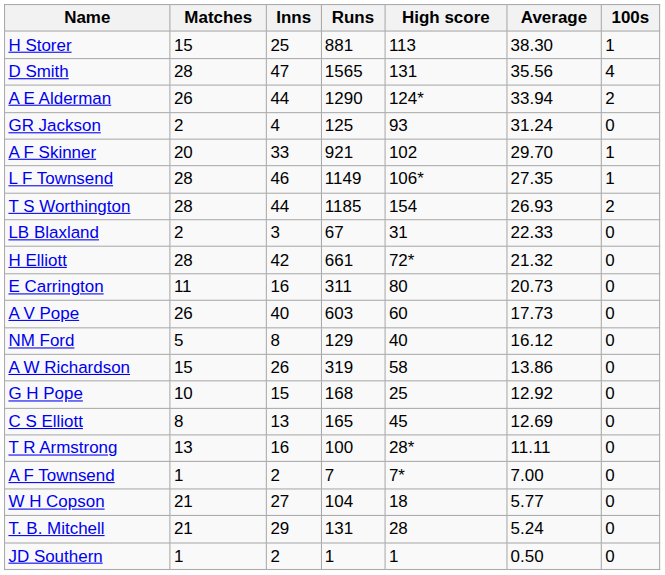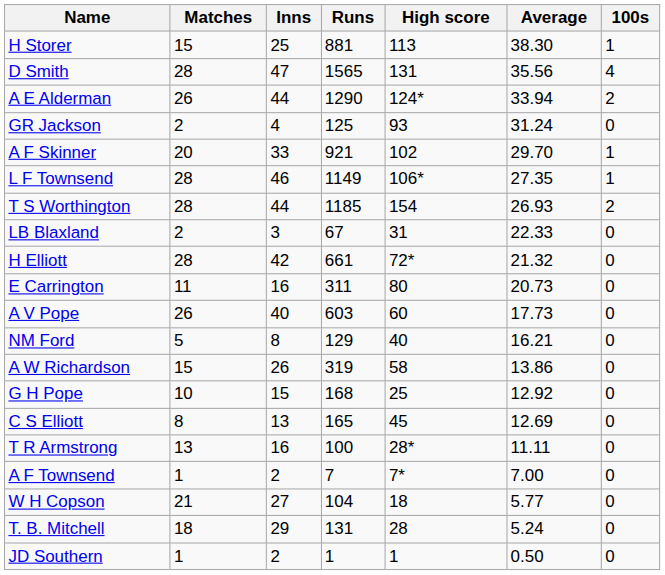(532, 340) 16.12 -> (532, 340) 16.21
(183, 529) 21 -> (183, 529) 18
